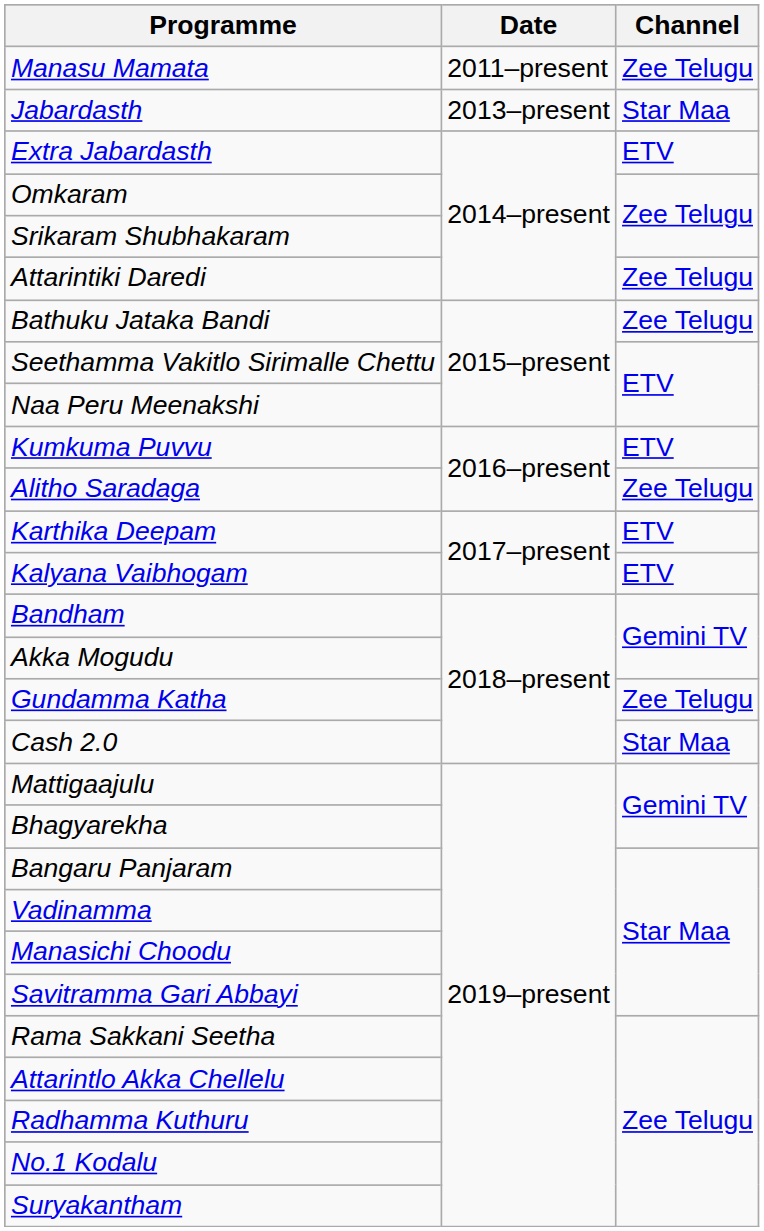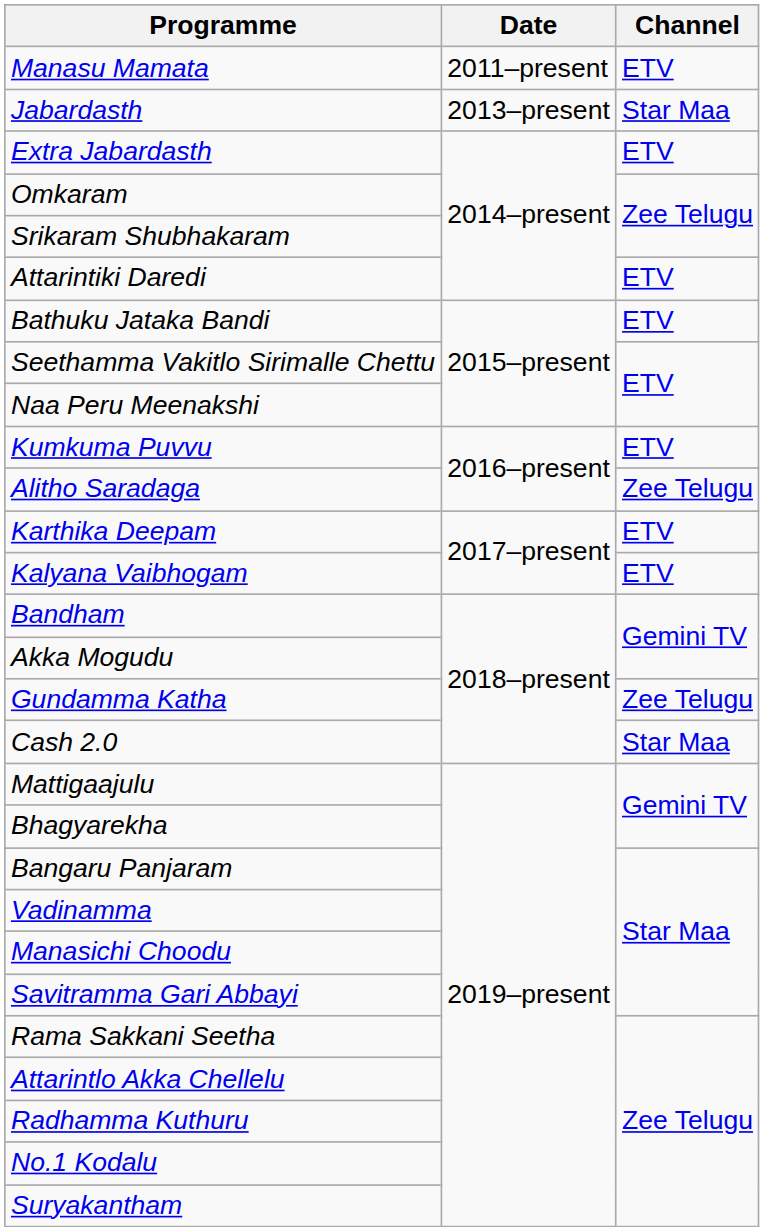(688, 67) Zee Telugu -> (648, 67) ETV
(688, 278) Zee Telugu -> (648, 278) ETV
(688, 320) Zee Telugu -> (648, 320) ETV
